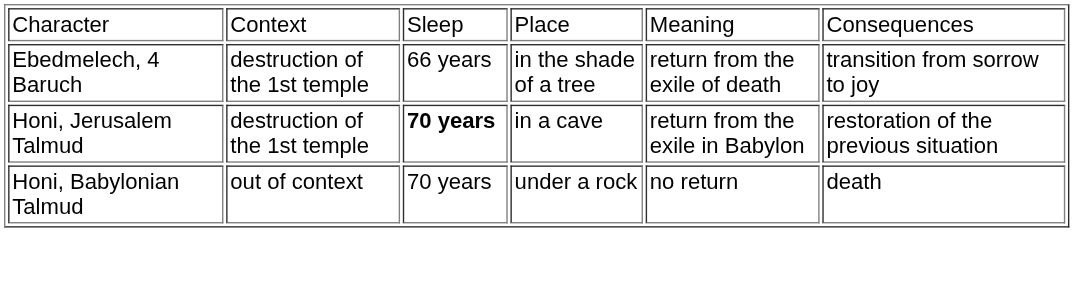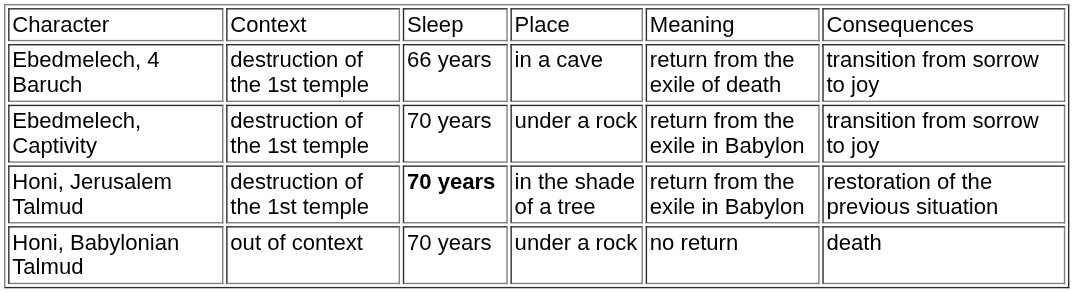(575, 72) in the shade of a tree -> (559, 60) in a cave
+ row: (77, 133)
(559, 121) in a cave -> (575, 194) in the shade of a tree
